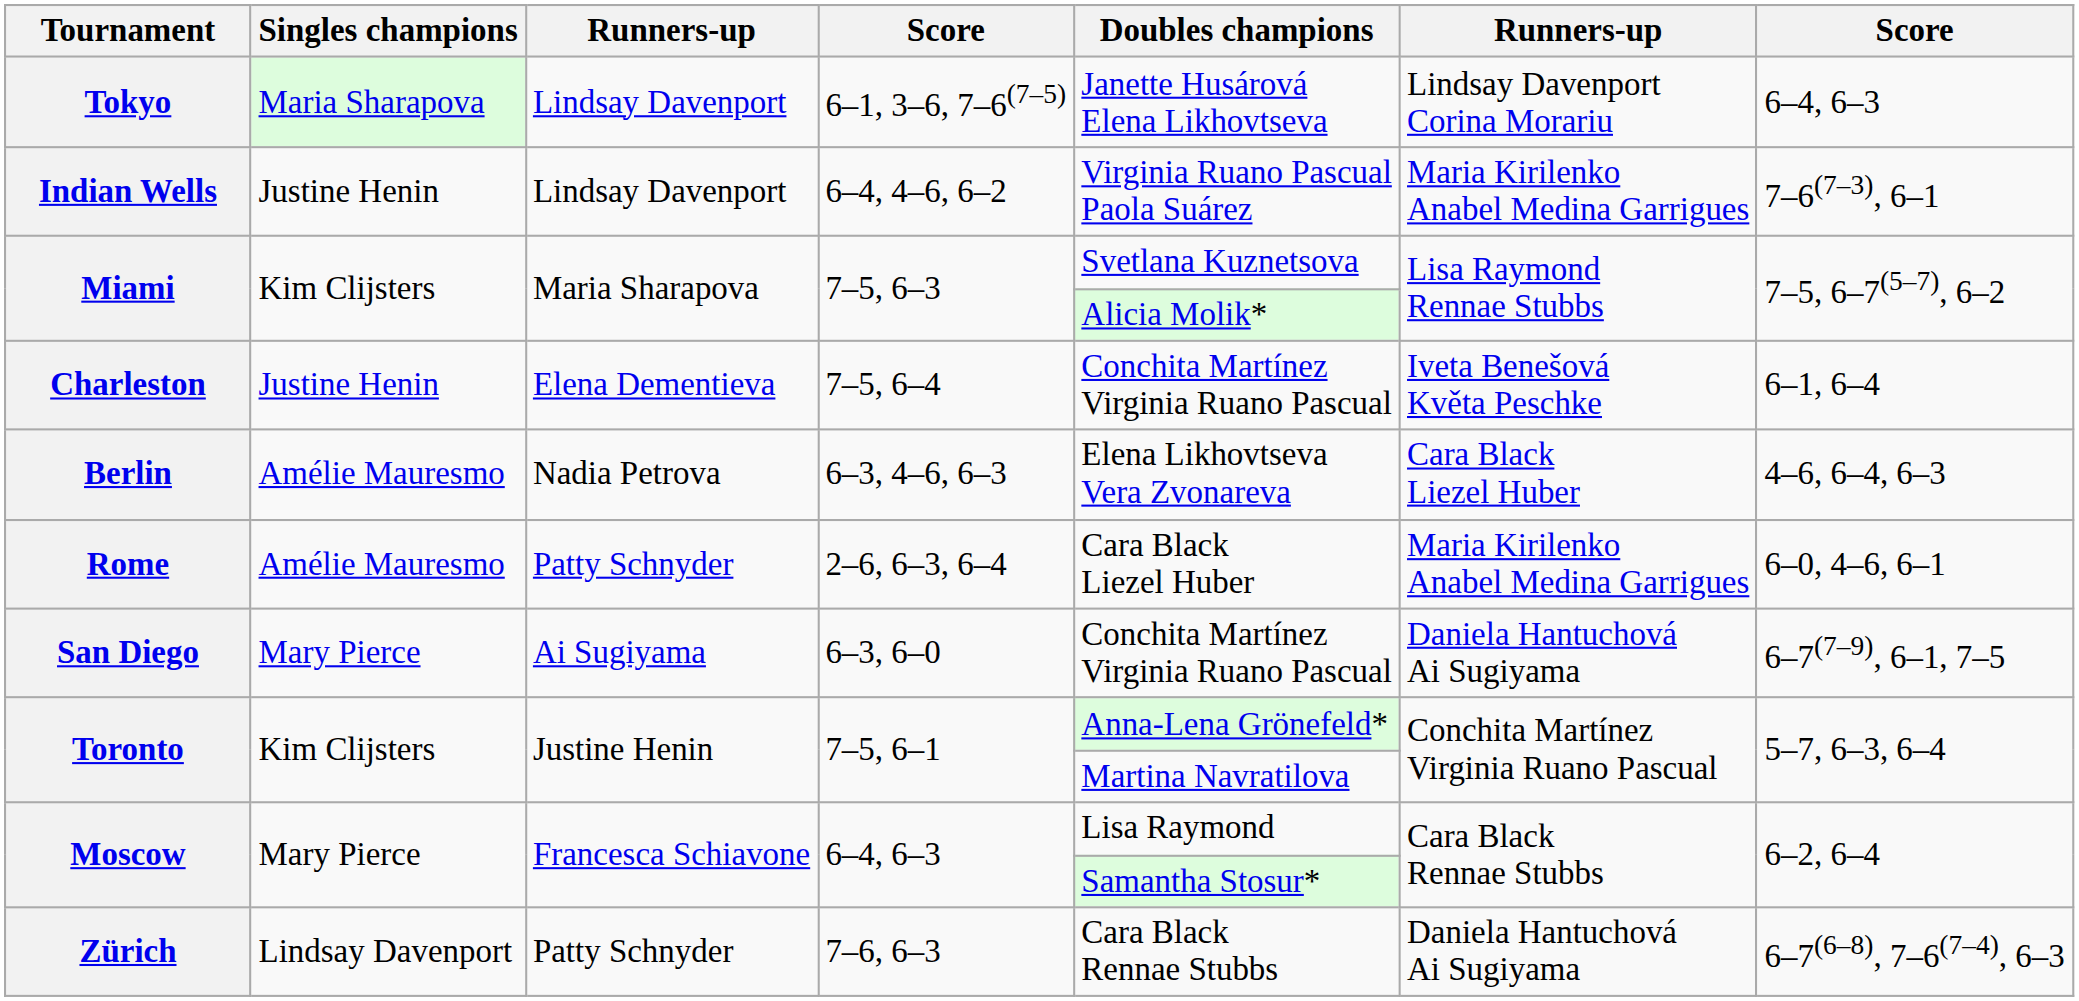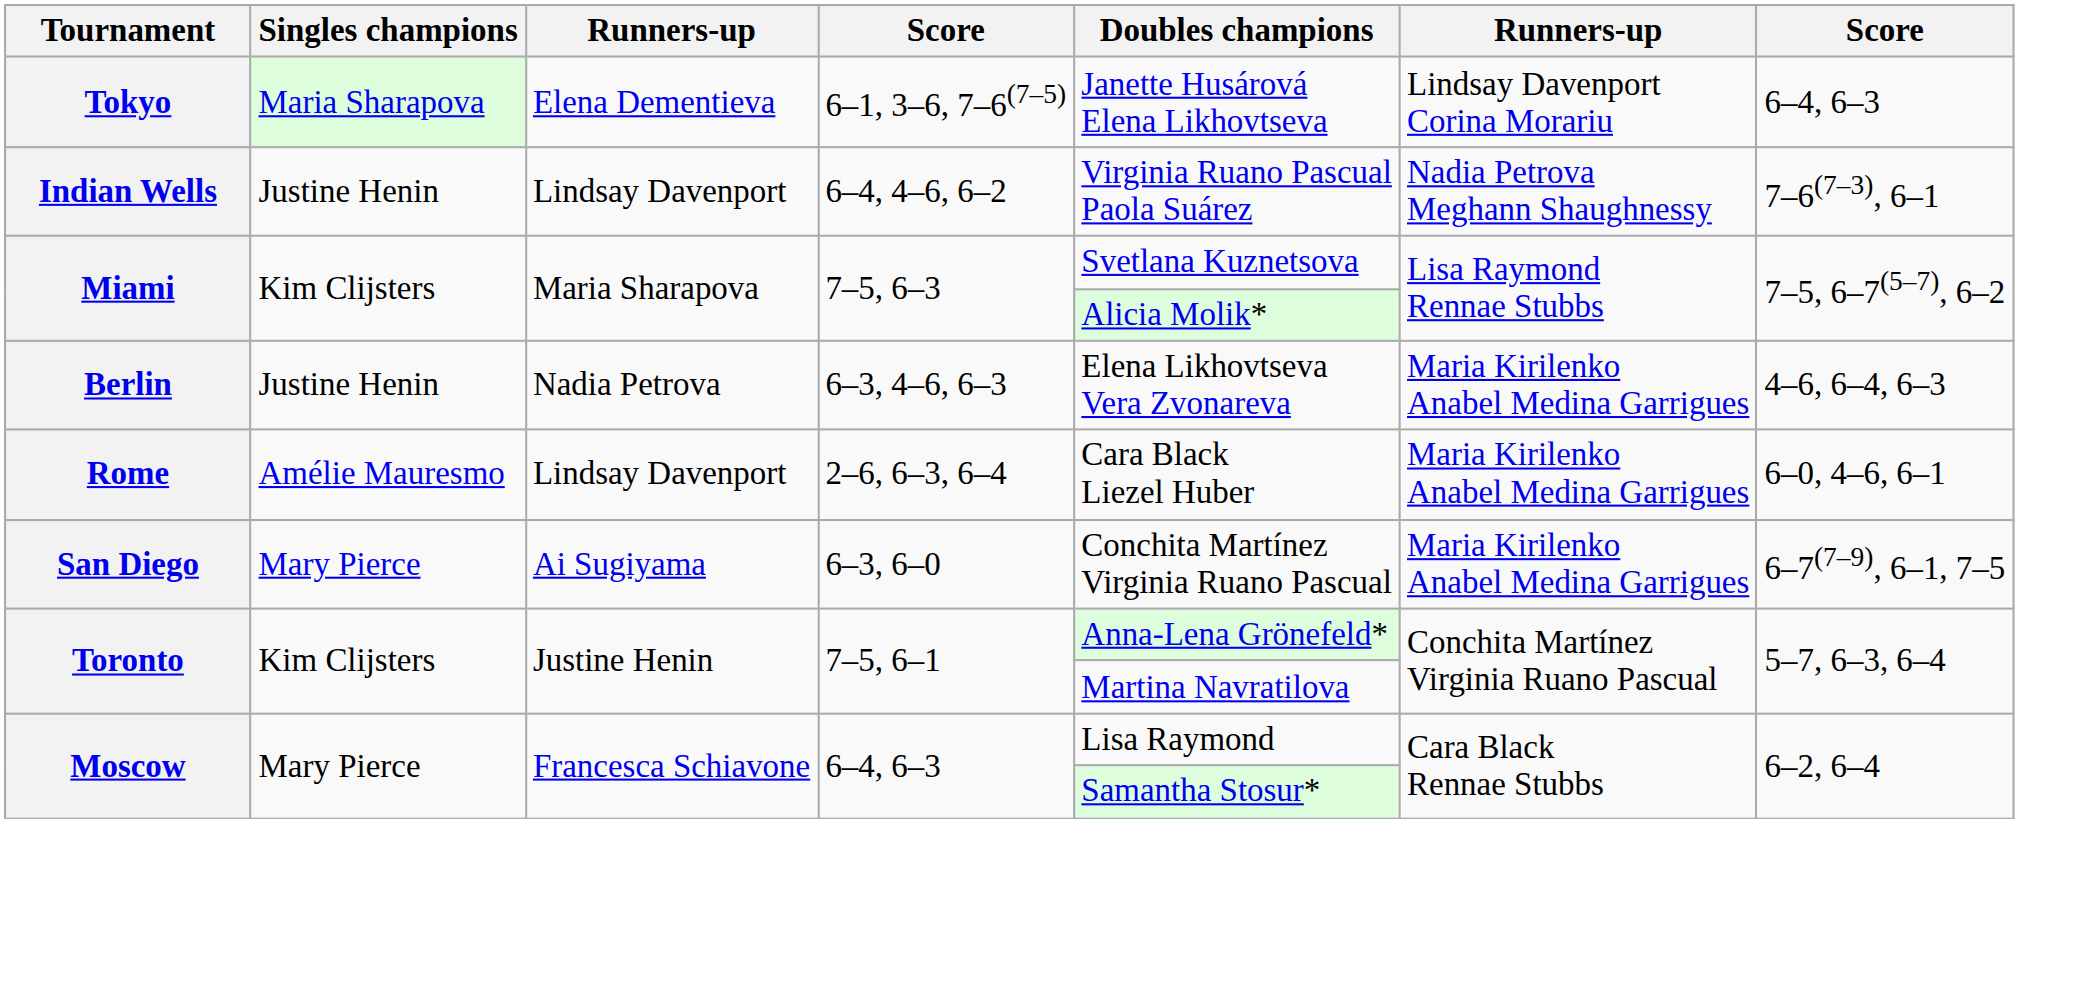(660, 101) Lindsay Davenport -> (654, 101) Elena Dementieva
(1578, 190) Maria Kirilenko Anabel Medina Garrigues -> (1559, 190) Nadia Petrova Meghann Shaughnessy
- row: (128, 384)
(382, 474) Amélie Mauresmo -> (349, 384) Justine Henin
(1493, 474) Cara Black Liezel Huber -> (1578, 384) Maria Kirilenko Anabel Medina Garrigues
(633, 563) Patty Schnyder -> (660, 474) Lindsay Davenport
(1542, 652) Daniela Hantuchová Ai Sugiyama -> (1578, 563) Maria Kirilenko Anabel Medina Garrigues
- row: (128, 951)
